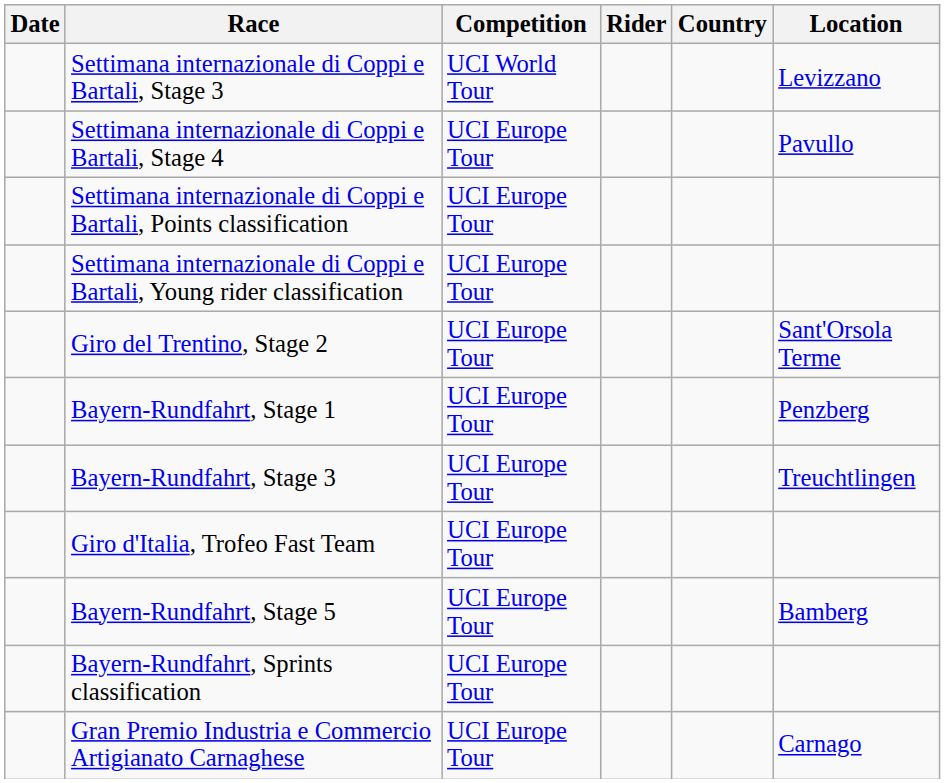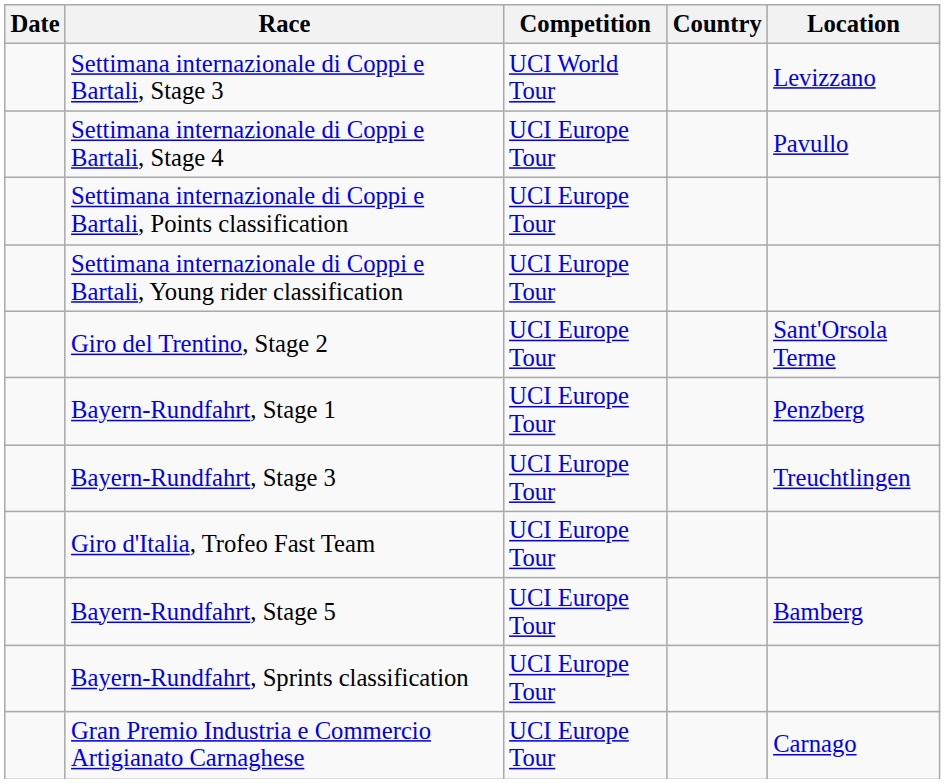- column: (636, 24)
